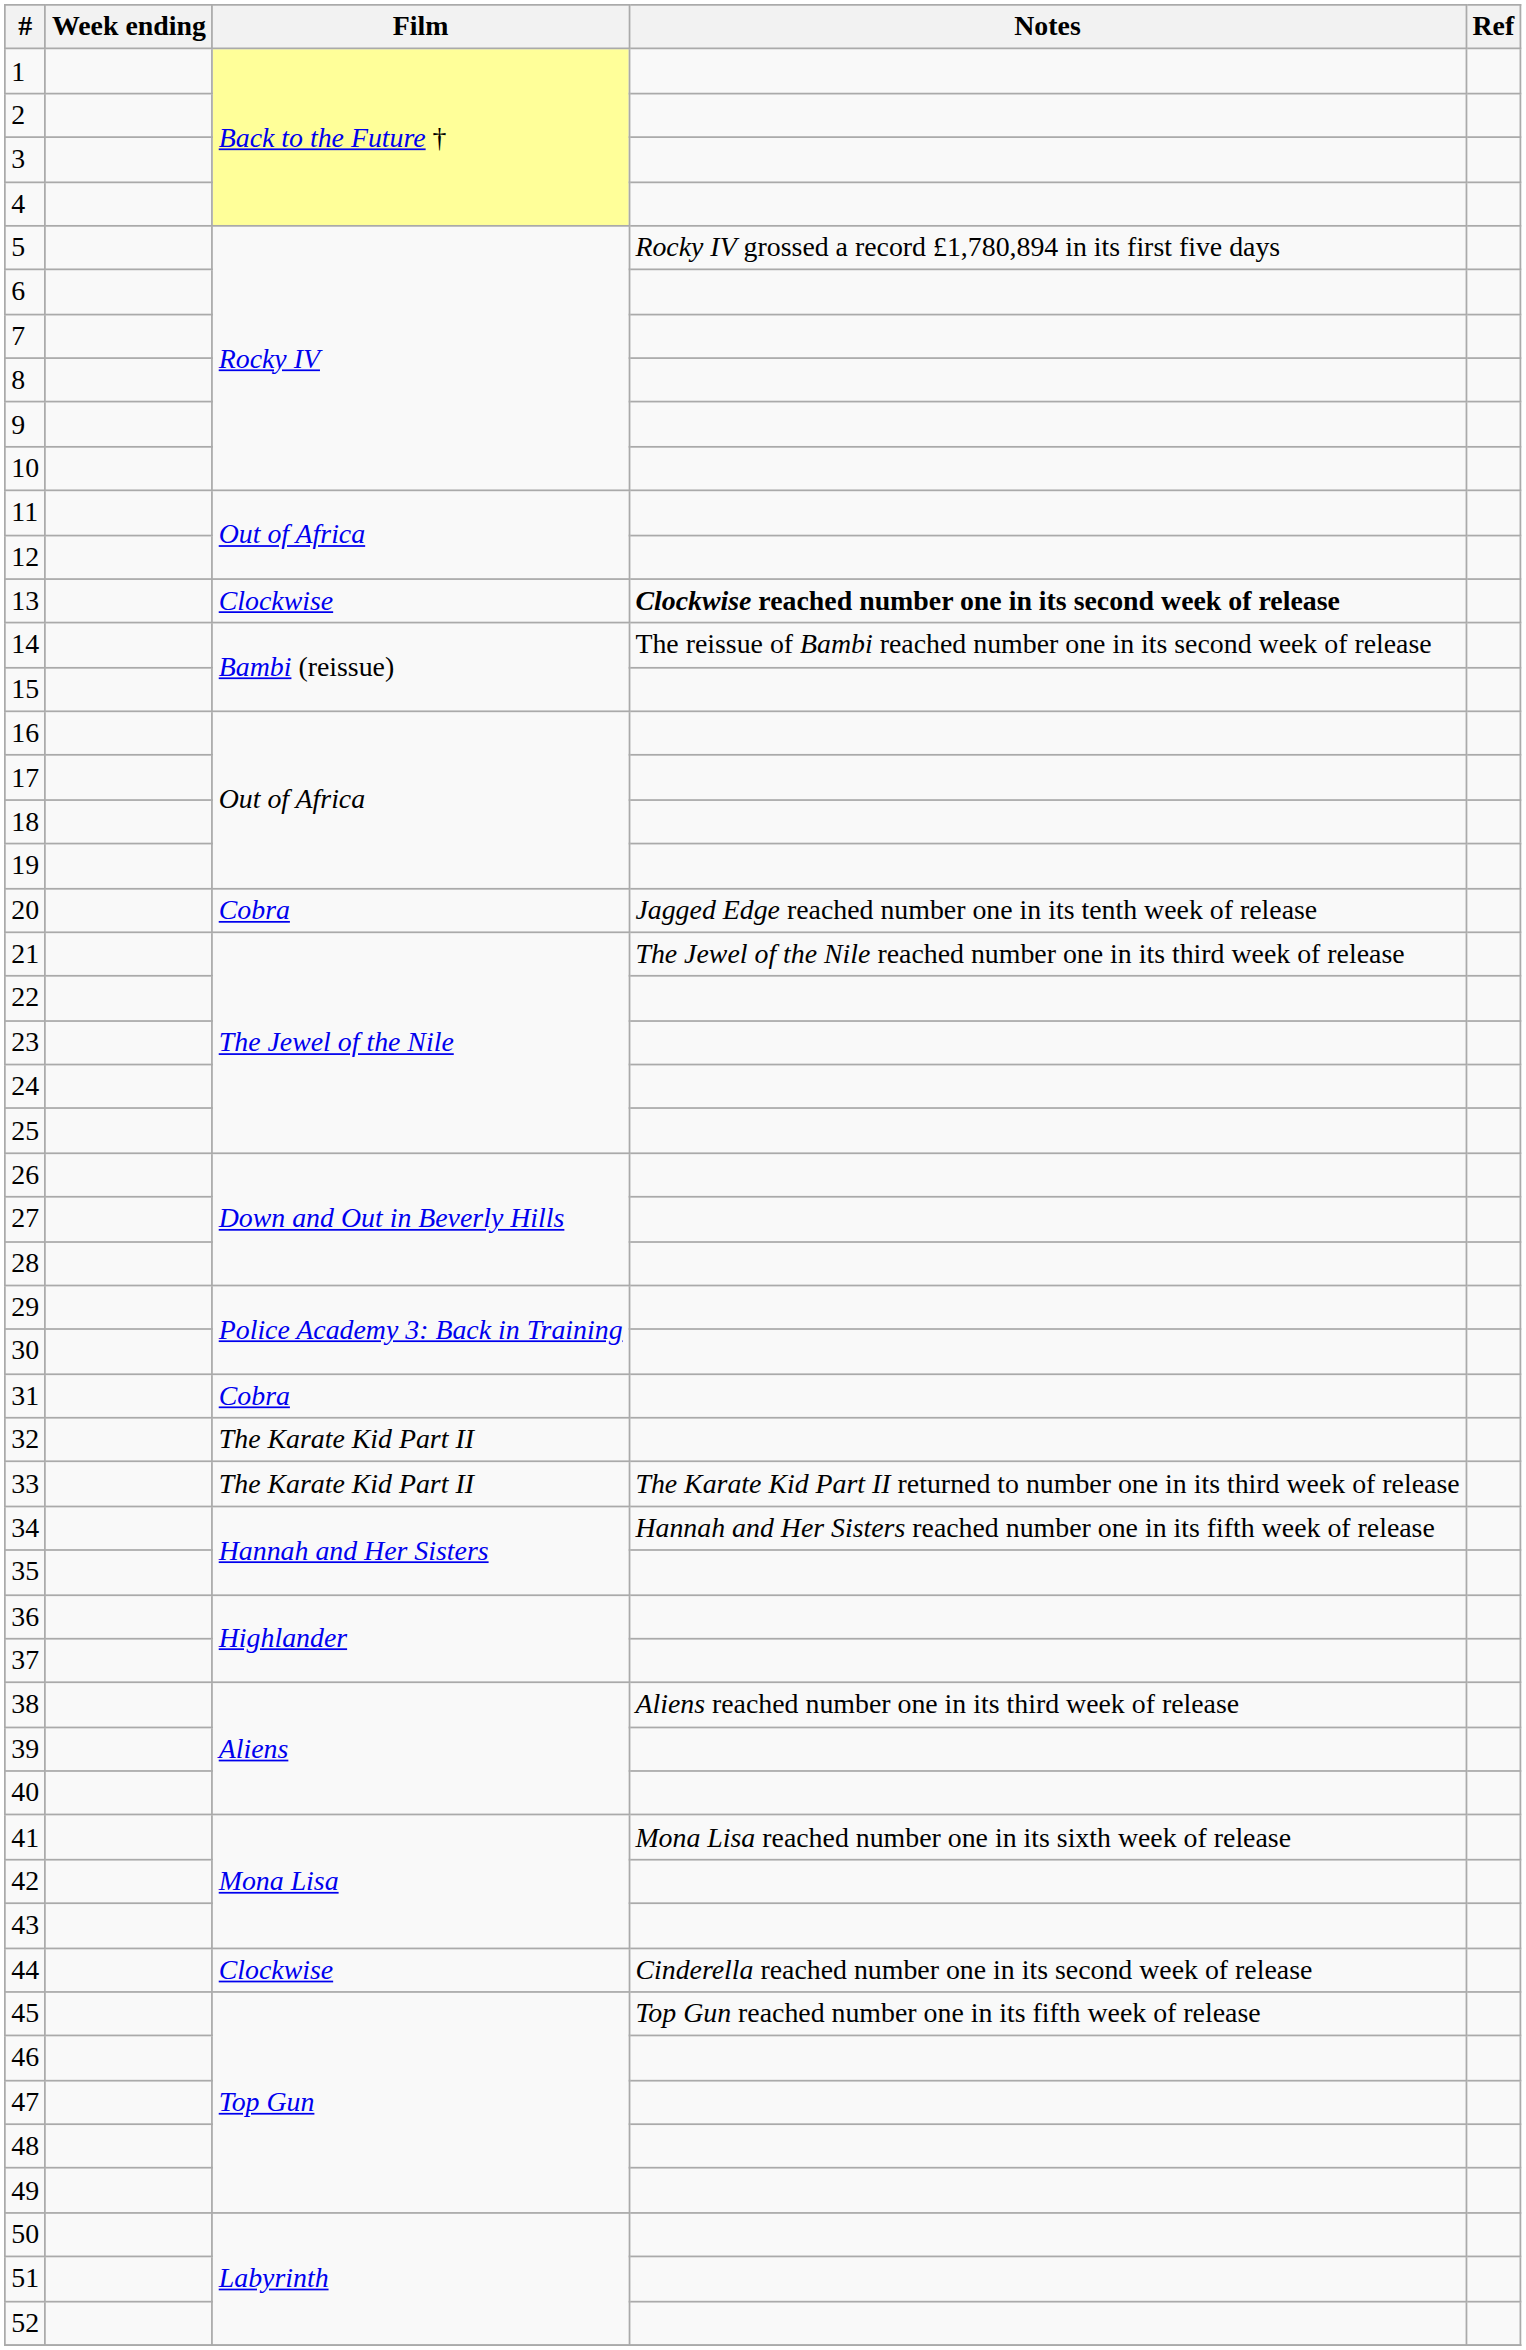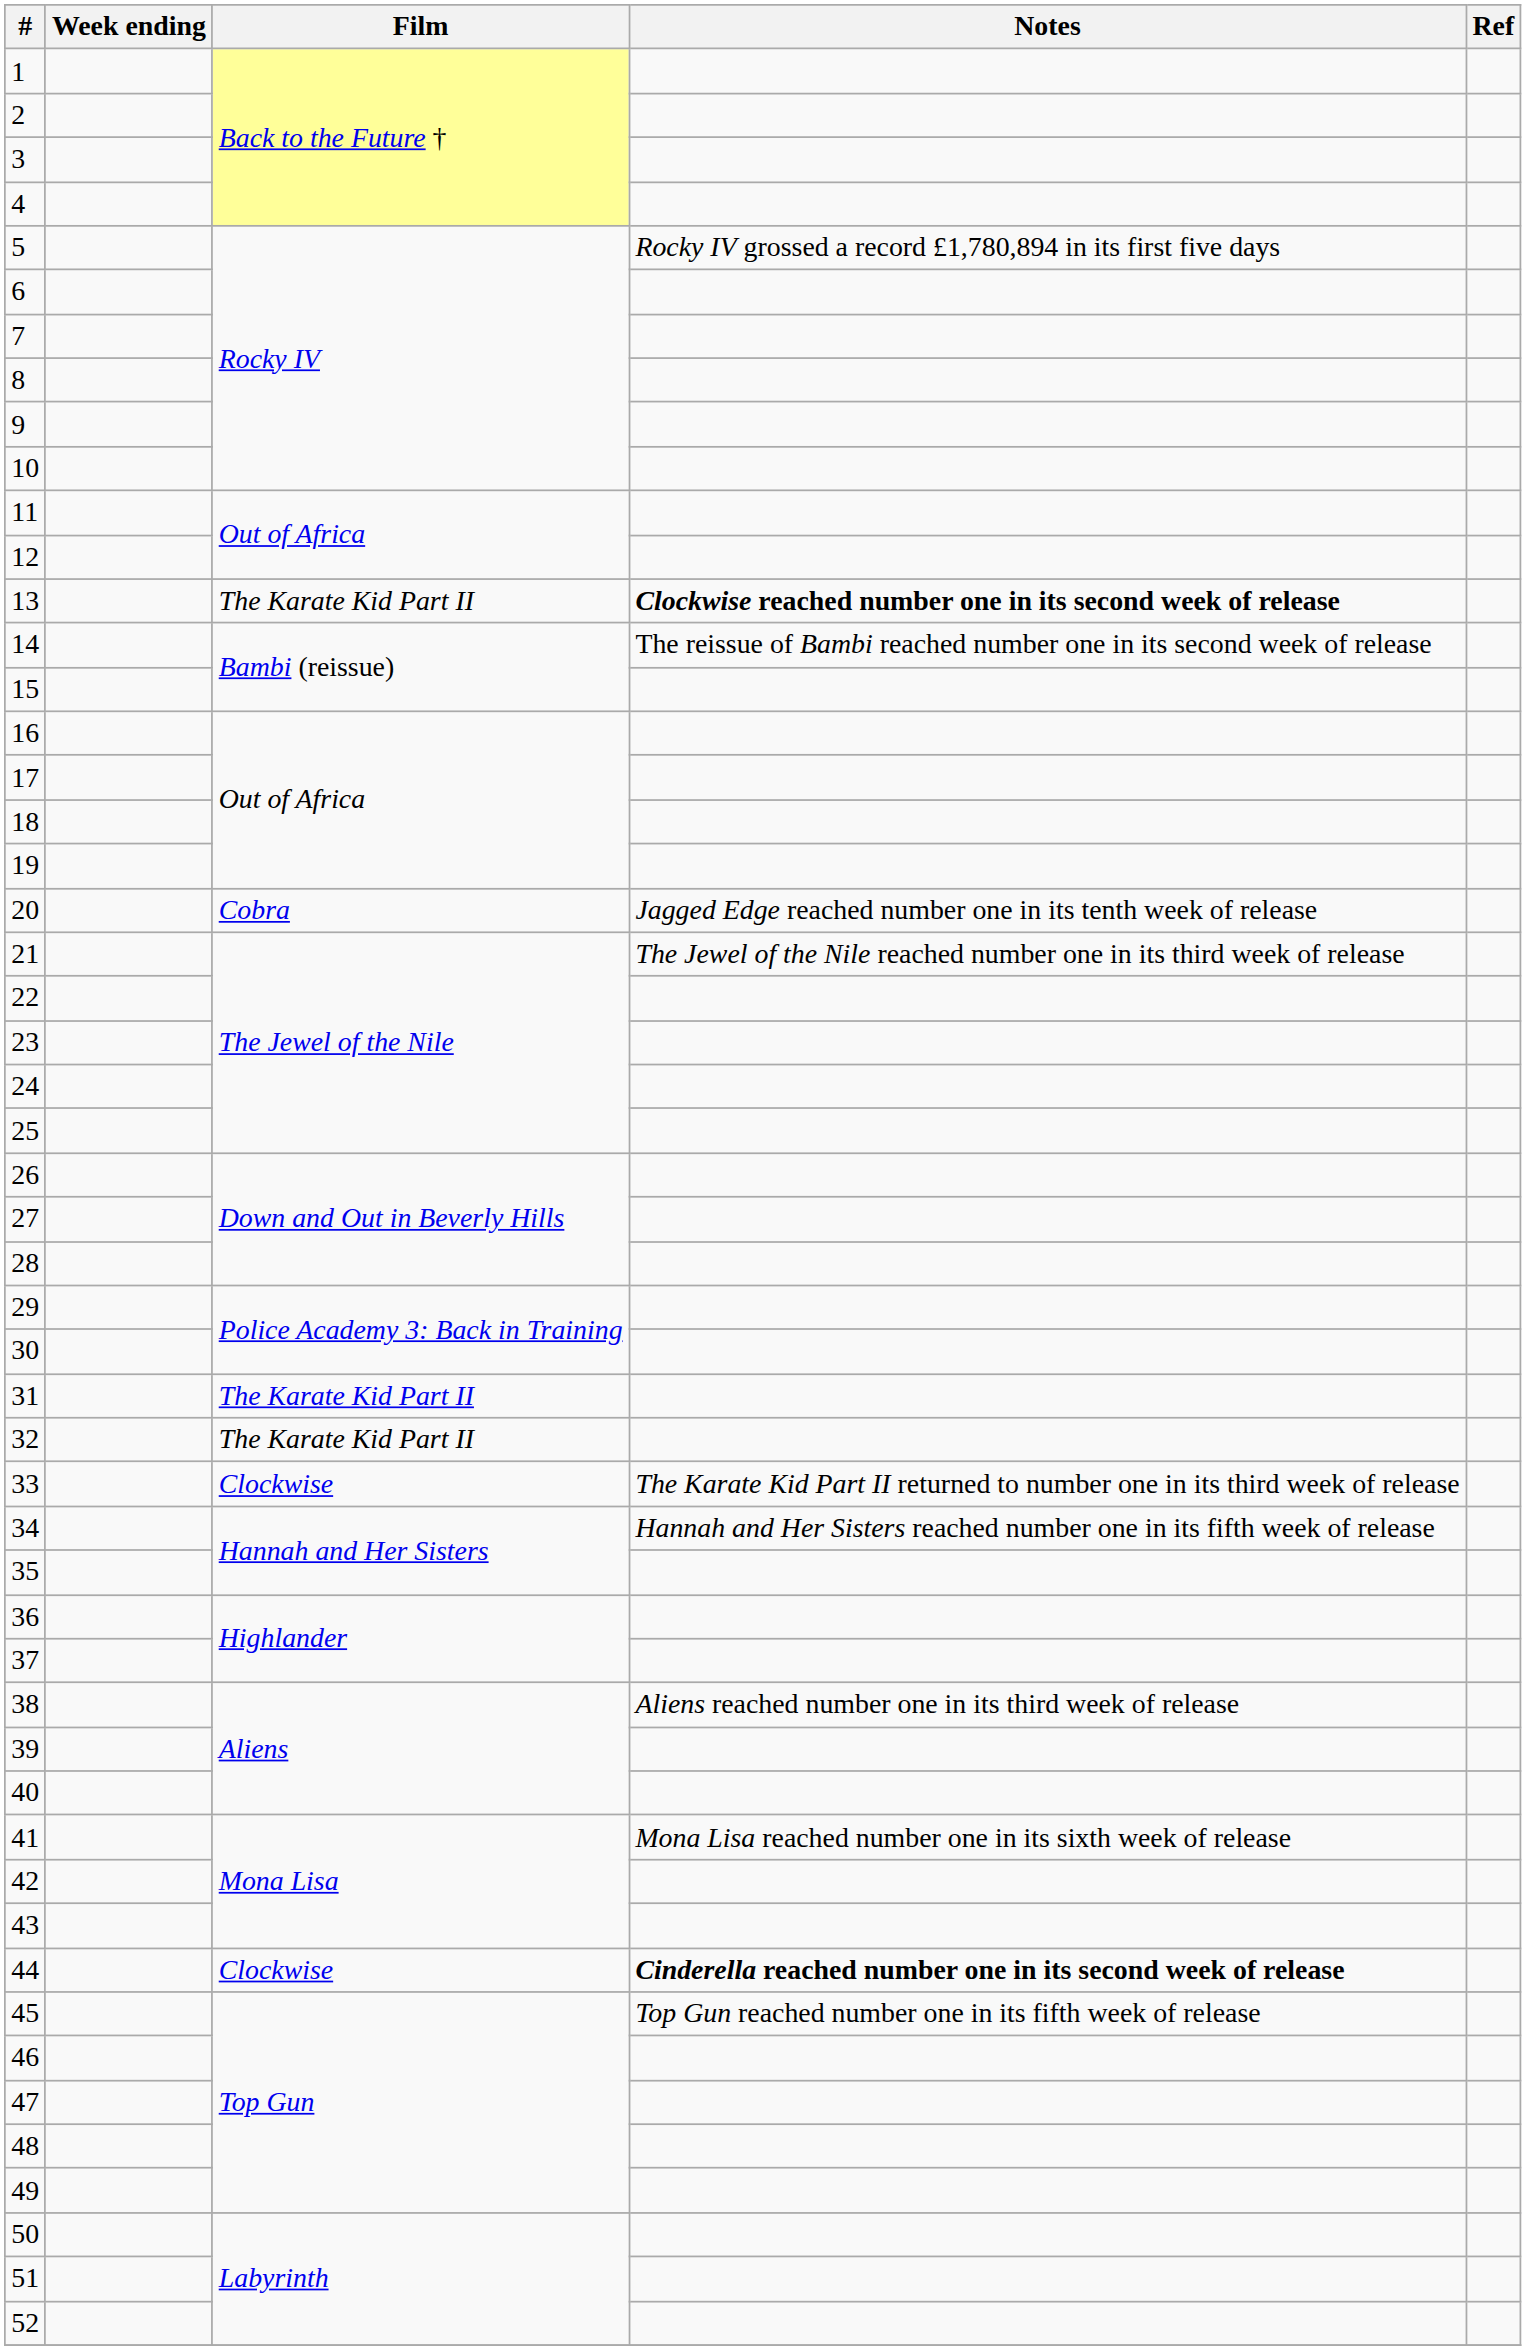(276, 600) Clockwise -> (346, 600) The Karate Kid Part II
(254, 1395) Cobra -> (346, 1395) The Karate Kid Part II
(346, 1483) The Karate Kid Part II -> (276, 1483) Clockwise
(974, 1969) normal -> (990, 1969) bold
